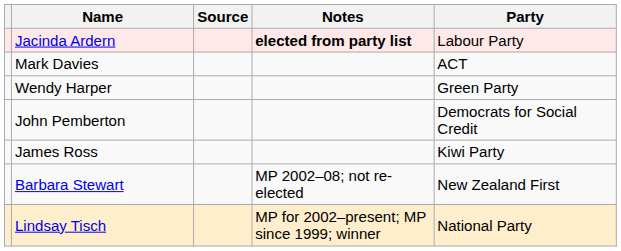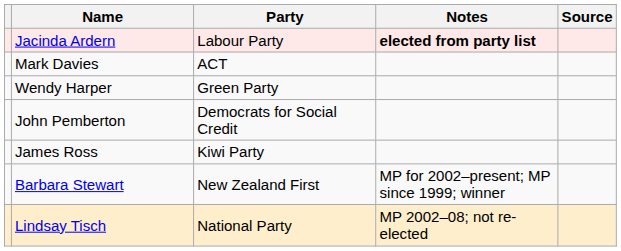columns swapped: (525, 17) <-> (223, 17)
(324, 185) MP 2002–08; not re-elected -> (465, 185) MP for 2002–present; MP since 1999; winner
(341, 225) MP for 2002–present; MP since 1999; winner -> (448, 225) MP 2002–08; not re-elected
